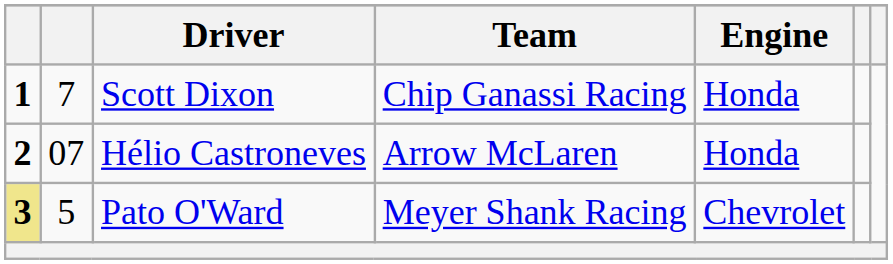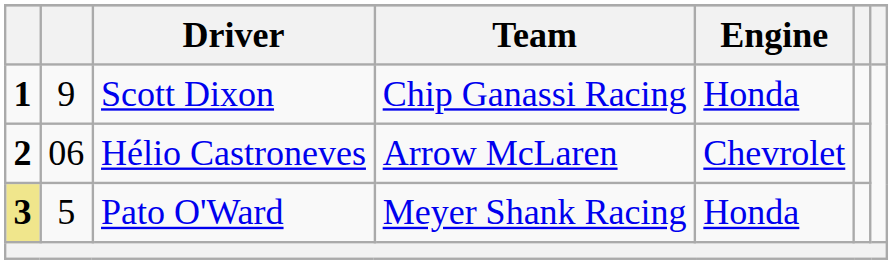(66, 93) 7 -> (66, 93) 9
(66, 153) 07 -> (66, 153) 06
(751, 153) Honda -> (774, 153) Chevrolet
(774, 212) Chevrolet -> (751, 212) Honda
